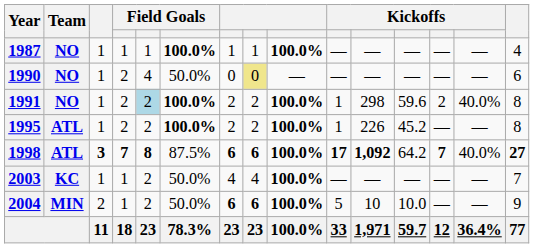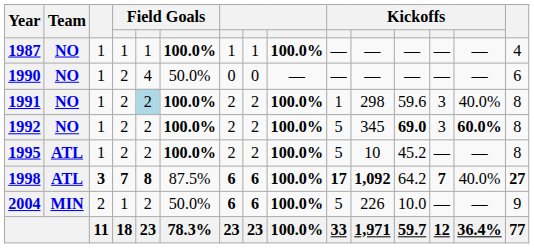(255, 76) khaki background -> (255, 76) no background
(442, 101) 2 -> (442, 101) 3
+ row: (24, 127)
(339, 127) 1 -> (339, 152) 5
(372, 127) 226 -> (372, 152) 10
- row: (24, 178)
(372, 204) 10 -> (372, 204) 226
